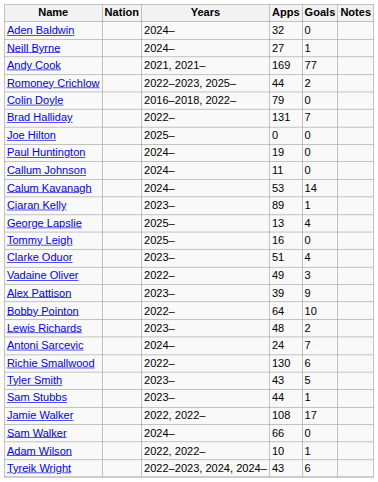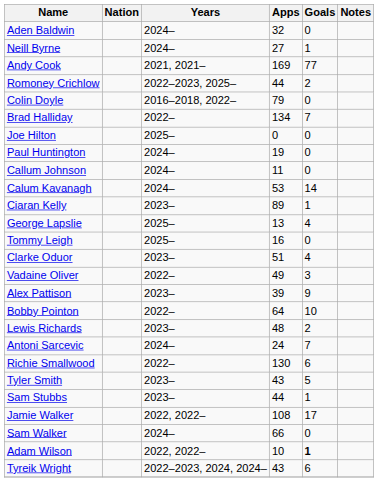(281, 118) 131 -> (281, 118) 134
(308, 450) normal -> (308, 450) bold
